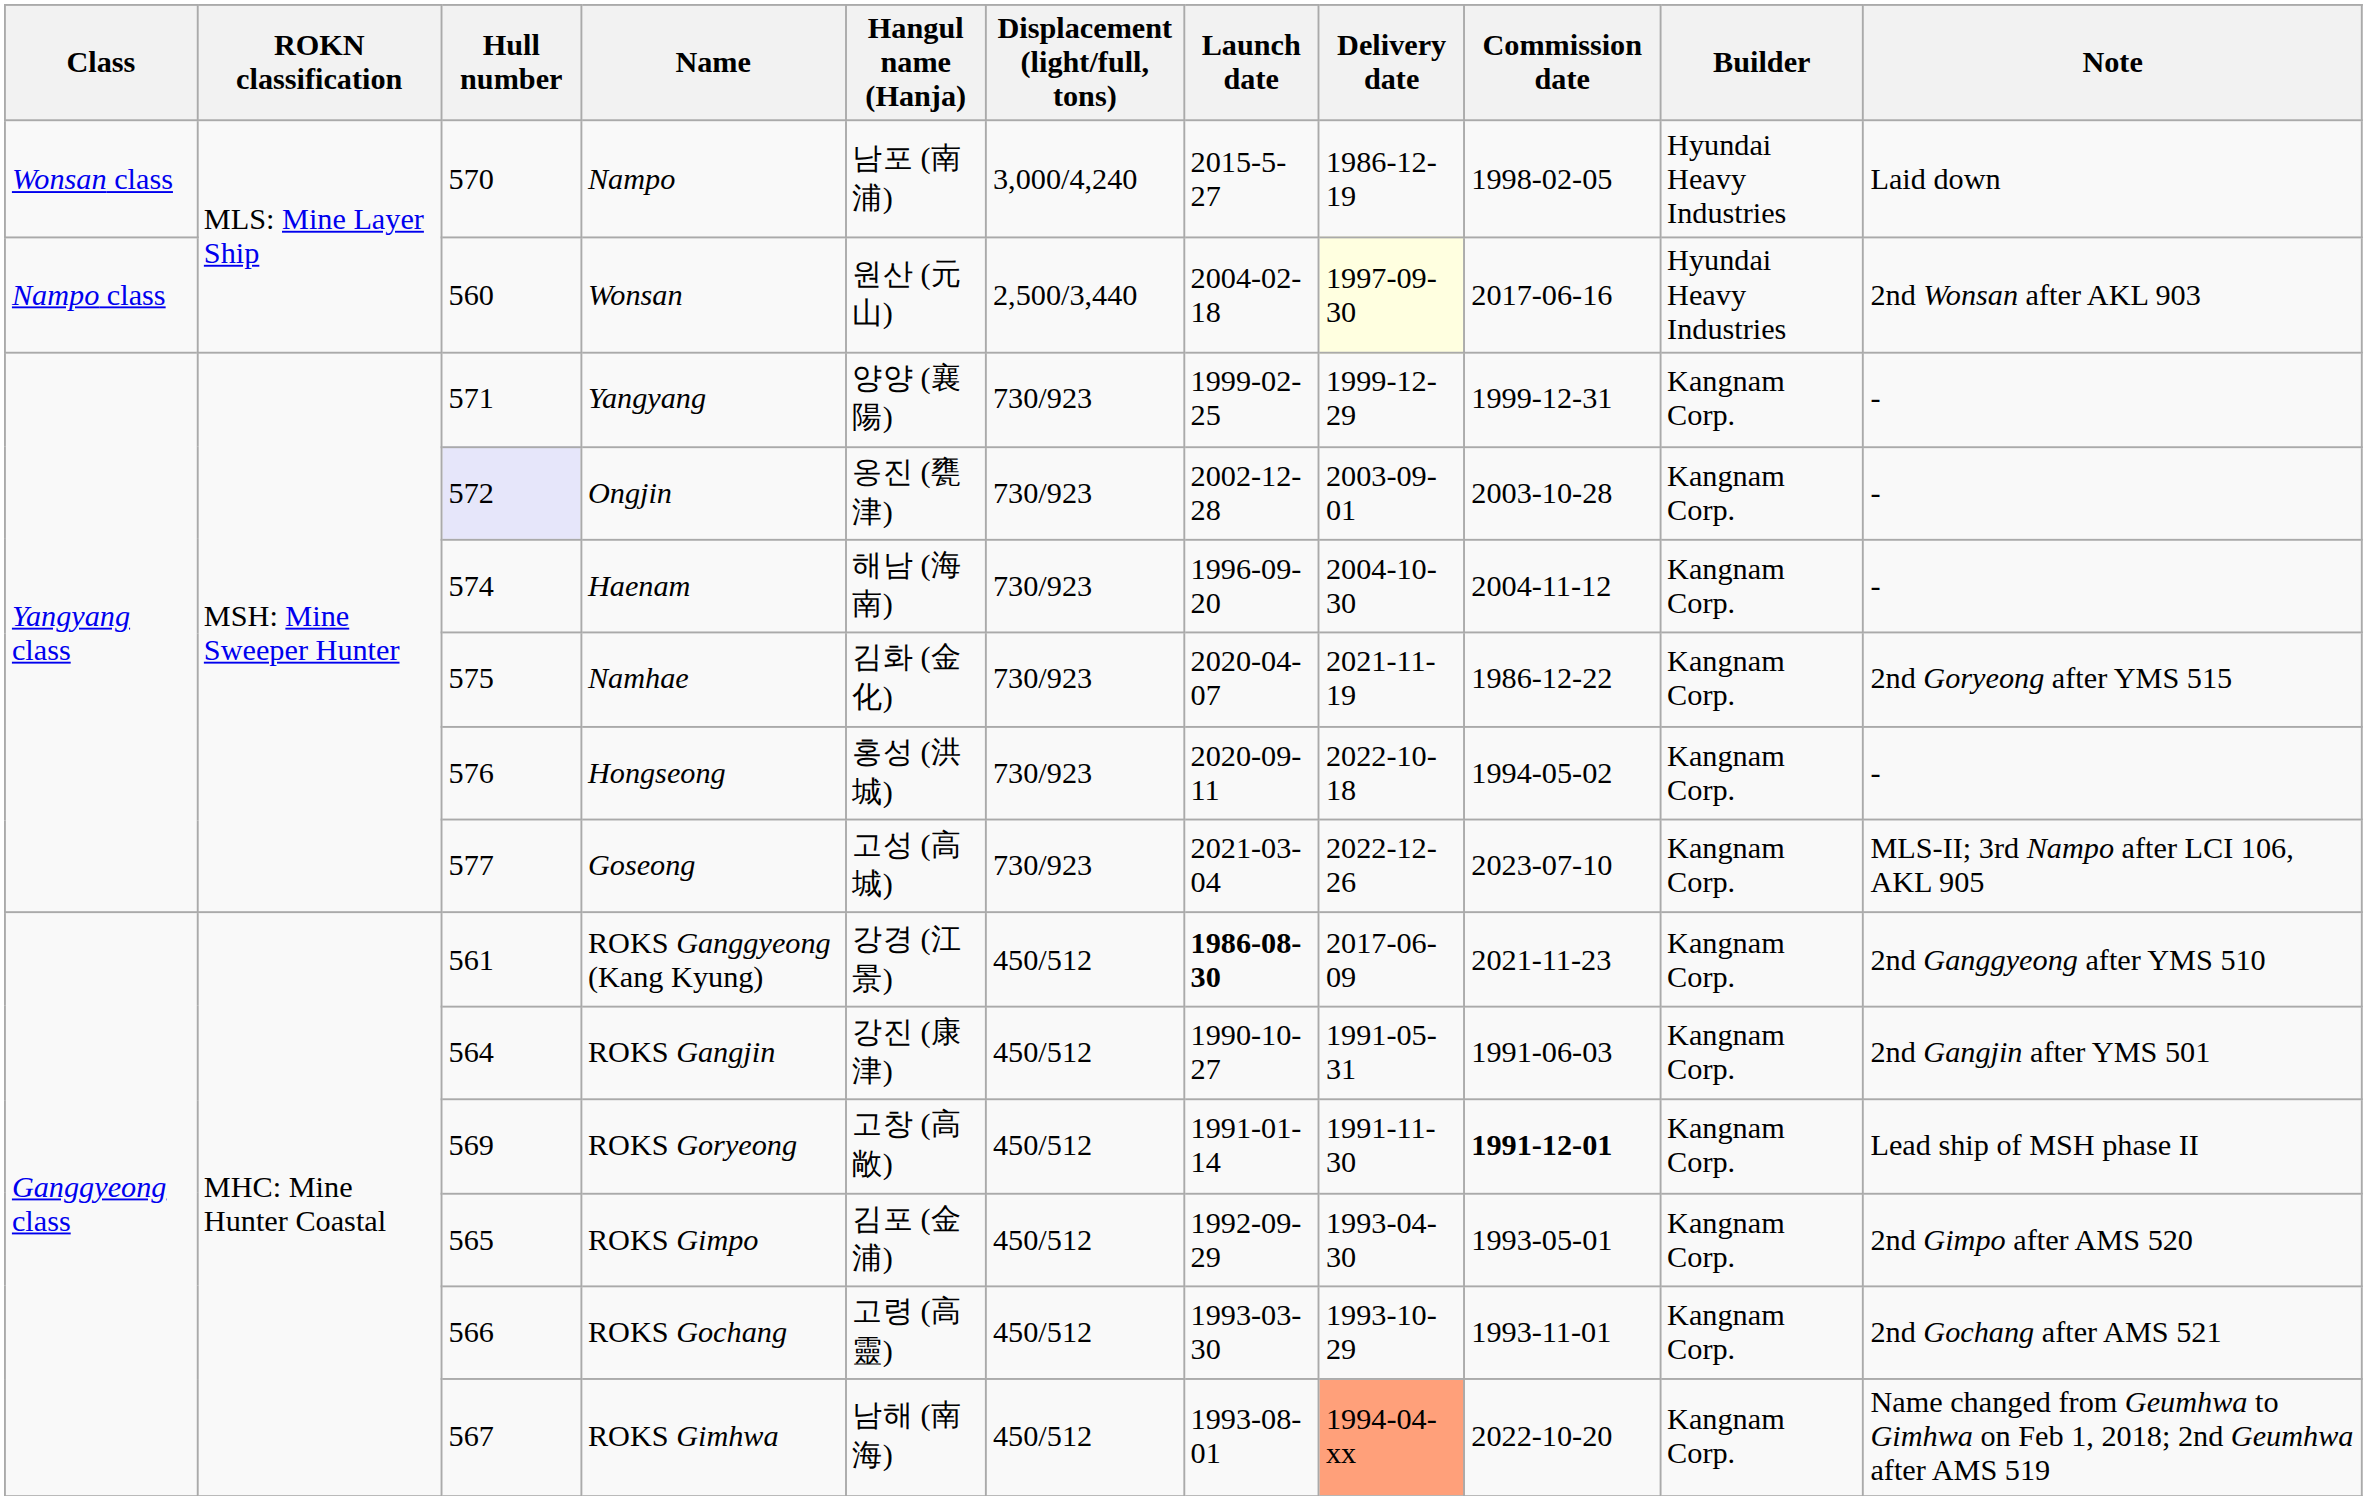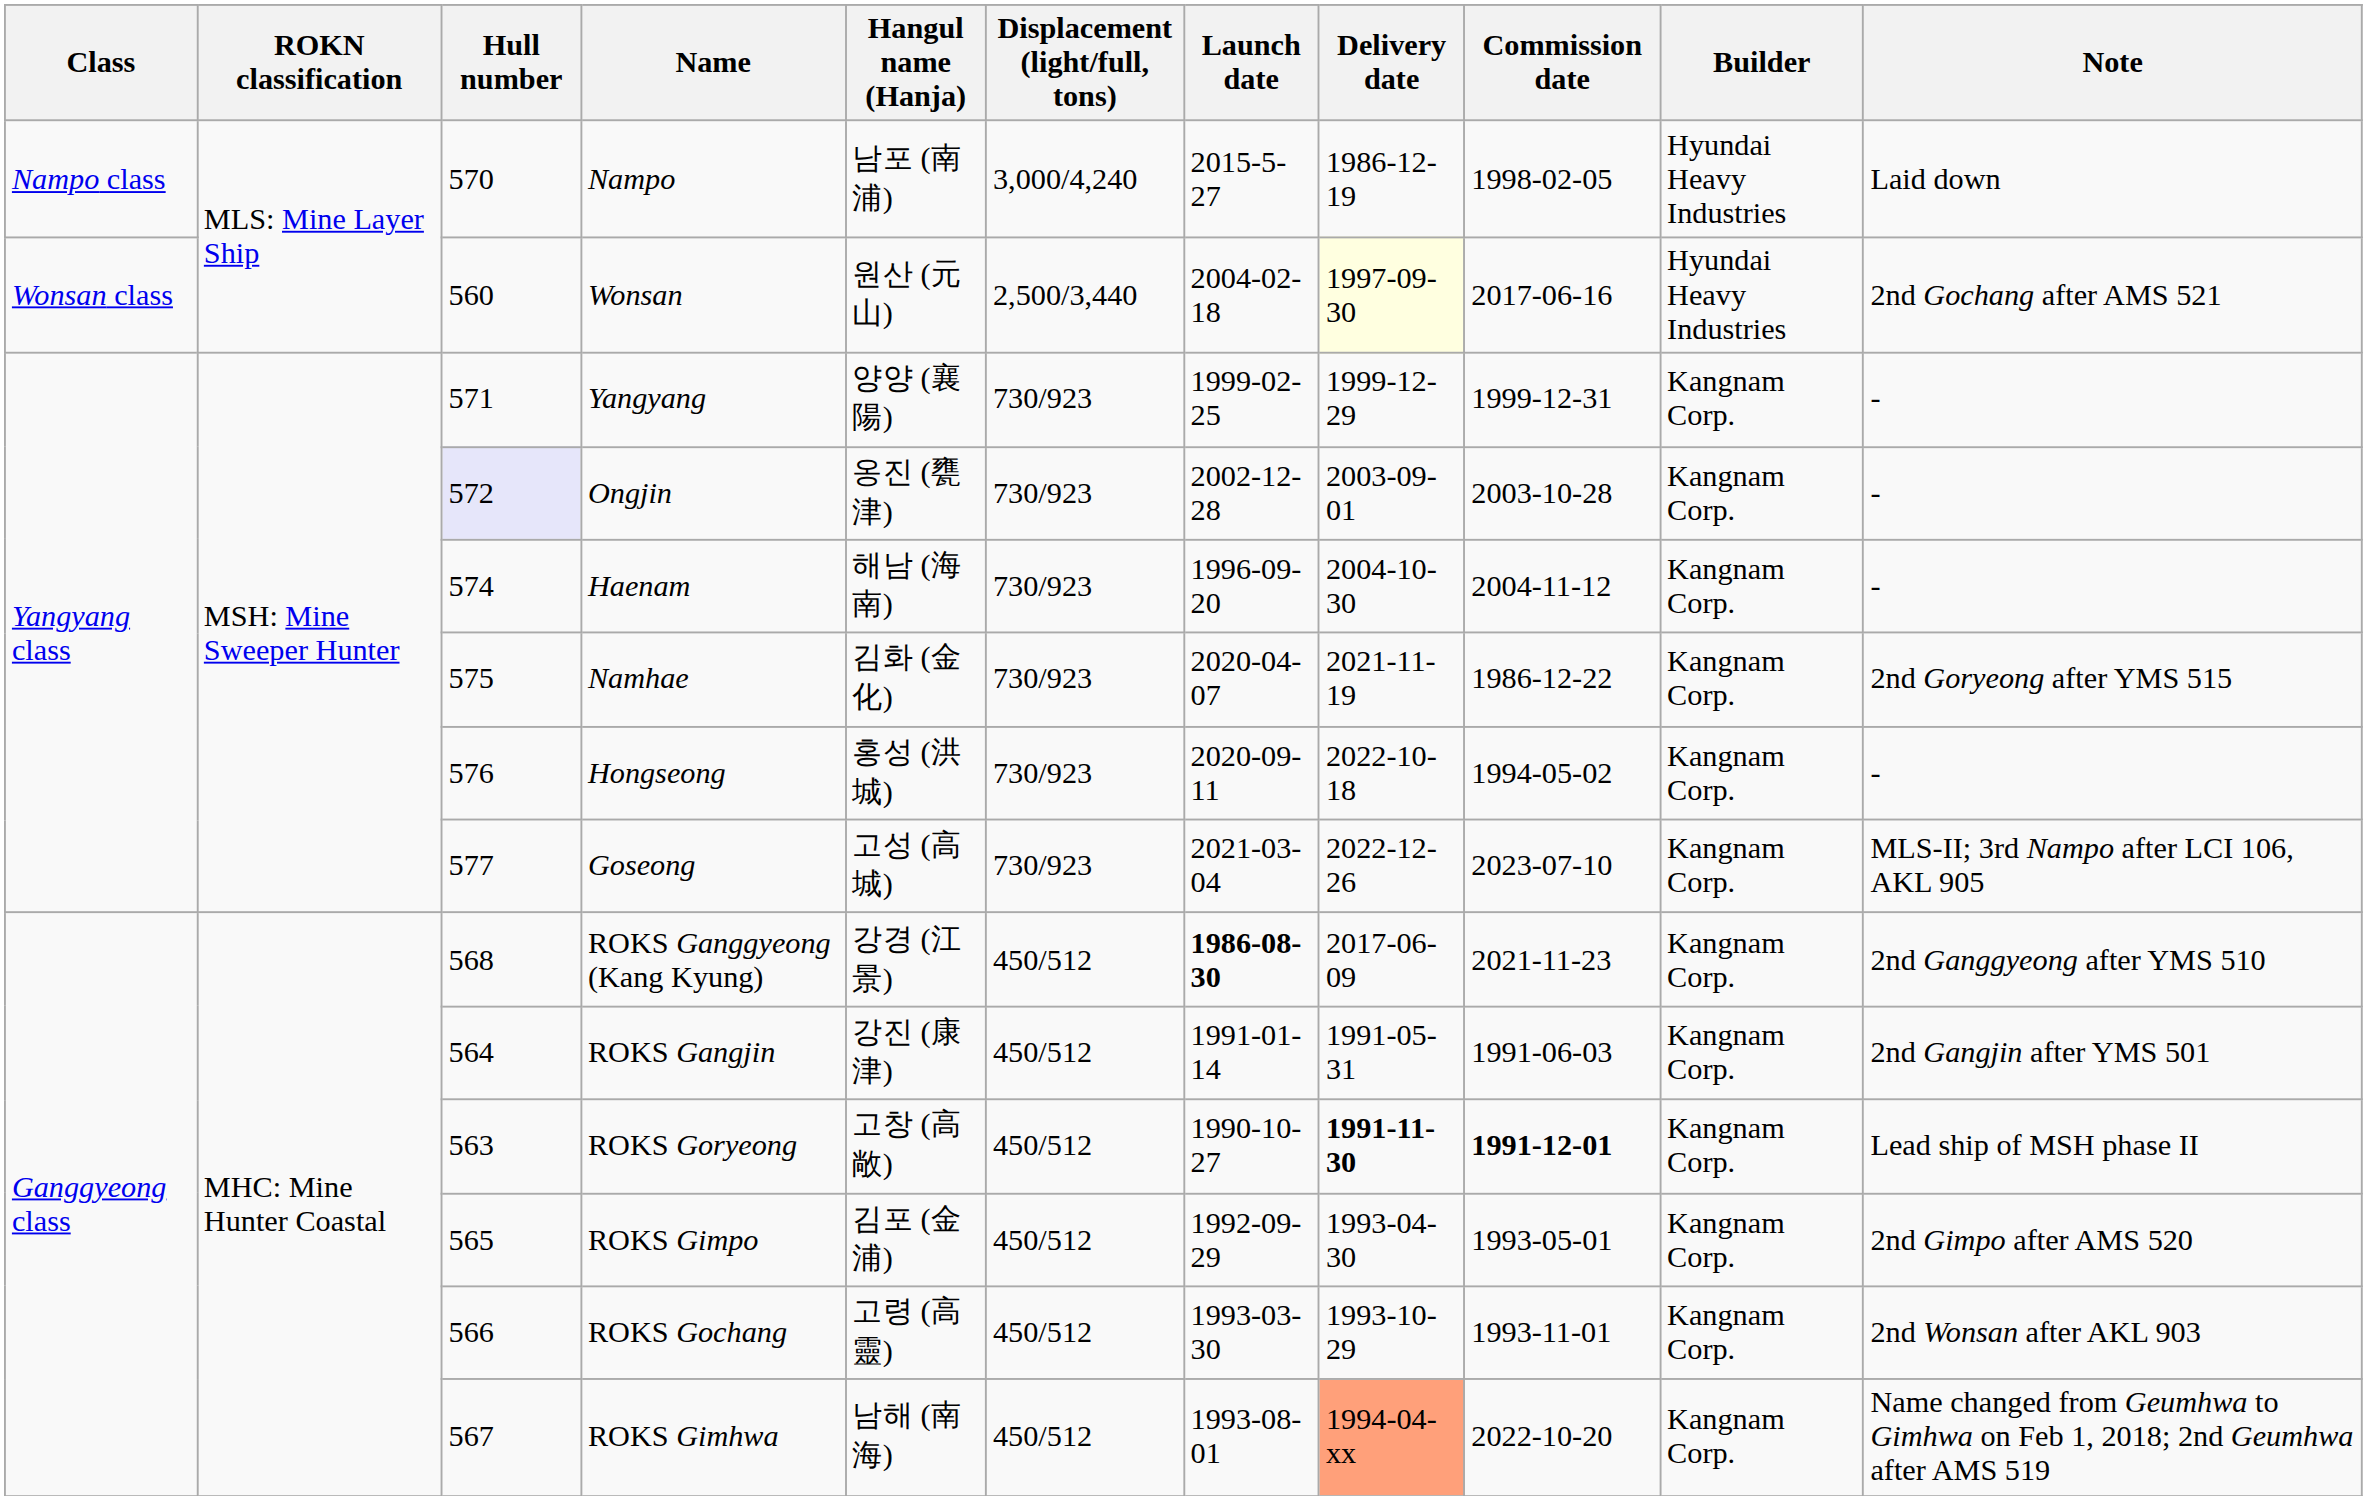(92, 178) Wonsan class -> (89, 178) Nampo class
(89, 294) Nampo class -> (92, 294) Wonsan class
(2036, 294) 2nd Wonsan after AKL 903 -> (2046, 294) 2nd Gochang after AMS 521
(471, 959) 561 -> (471, 959) 568
(1246, 1052) 1990-10-27 -> (1246, 1052) 1991-01-14
(471, 1145) 569 -> (471, 1145) 563
(1246, 1145) 1991-01-14 -> (1246, 1145) 1990-10-27
(1381, 1145) normal -> (1381, 1145) bold
(2046, 1332) 2nd Gochang after AMS 521 -> (2036, 1332) 2nd Wonsan after AKL 903
